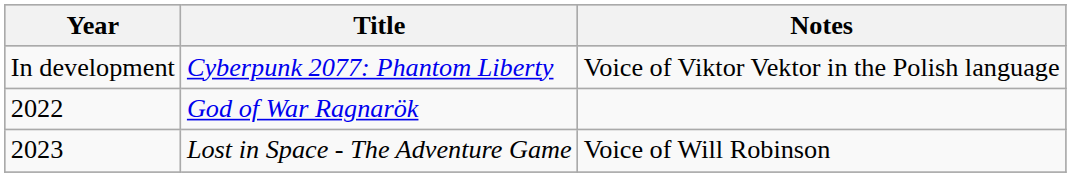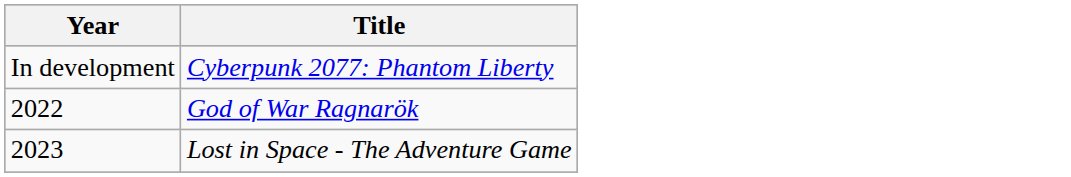- column: (822, 25)
